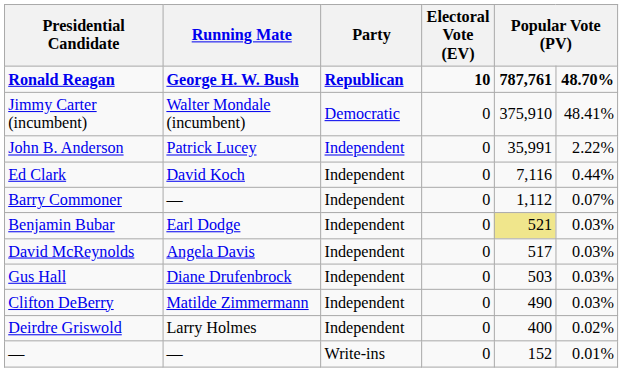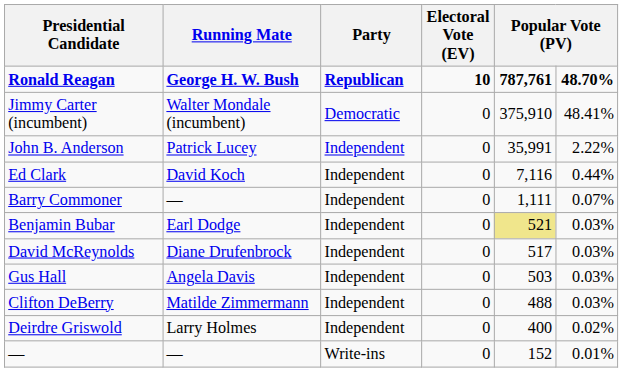(534, 199) 1,112 -> (534, 199) 1,111
(211, 251) Angela Davis -> (229, 251) Diane Drufenbrock
(229, 276) Diane Drufenbrock -> (211, 276) Angela Davis
(540, 302) 490 -> (540, 302) 488
